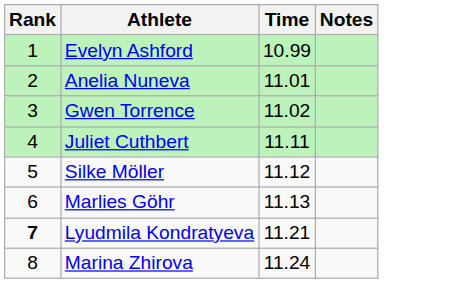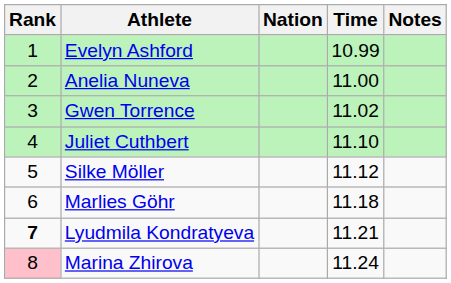+ column: (293, 19)
(287, 80) 11.01 -> (356, 80) 11.00
(287, 141) 11.11 -> (356, 141) 11.10
(287, 202) 11.13 -> (356, 202) 11.18
(32, 263) no background -> (32, 263) pink background
